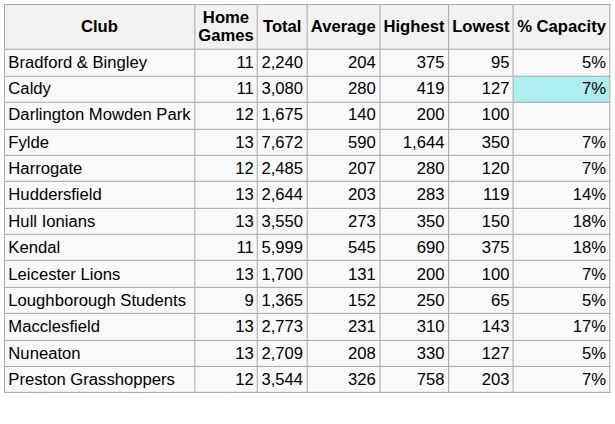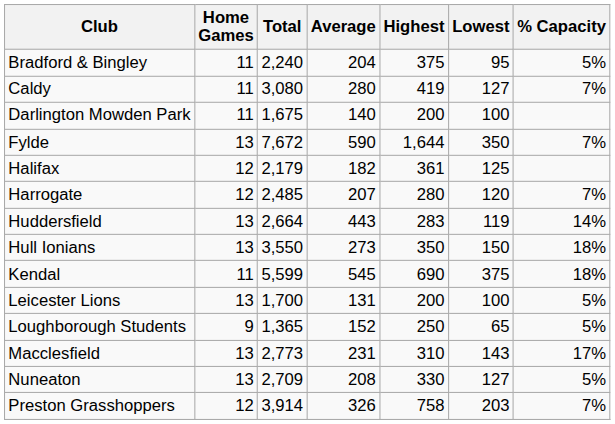(594, 89) paleturquoise background -> (594, 89) no background
(244, 115) 12 -> (245, 115) 11
+ row: (34, 168)
(282, 194) 2,644 -> (282, 221) 2,664
(362, 194) 203 -> (362, 221) 443
(282, 247) 5,999 -> (282, 273) 5,599
(594, 273) 7% -> (594, 300) 5%
(282, 379) 3,544 -> (282, 405) 3,914
